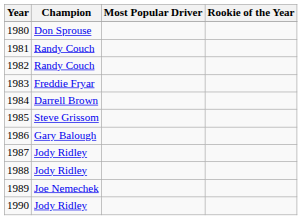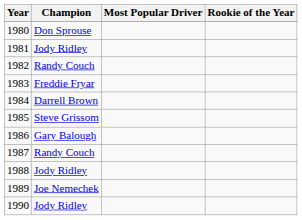(64, 48) Randy Couch -> (61, 48) Jody Ridley
(61, 153) Jody Ridley -> (64, 153) Randy Couch
